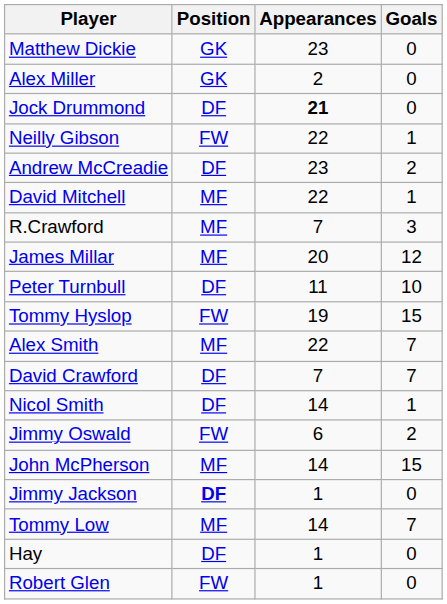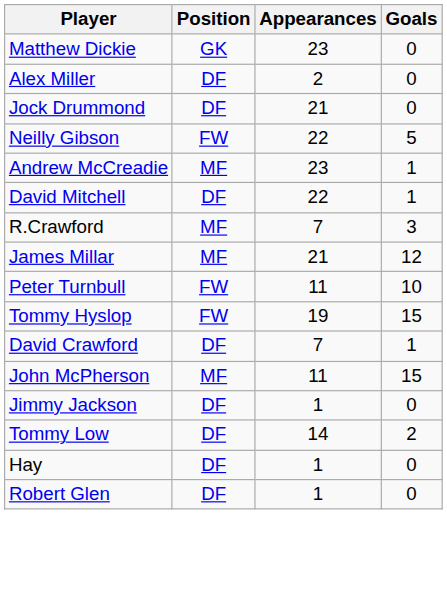(214, 78) GK -> (214, 78) DF
(318, 108) bold -> (318, 108) normal
(411, 138) 1 -> (411, 138) 5
(214, 167) DF -> (214, 167) MF
(411, 167) 2 -> (411, 167) 1
(214, 197) MF -> (214, 197) DF
(318, 256) 20 -> (318, 256) 21
(214, 286) DF -> (214, 286) FW
- row: (54, 345)
(411, 375) 7 -> (411, 345) 1
- row: (56, 405)
- row: (70, 434)
(318, 464) 14 -> (318, 375) 11
(214, 494) bold -> (214, 405) normal
(214, 524) MF -> (214, 434) DF
(411, 524) 7 -> (411, 434) 2
(214, 583) FW -> (214, 494) DF
